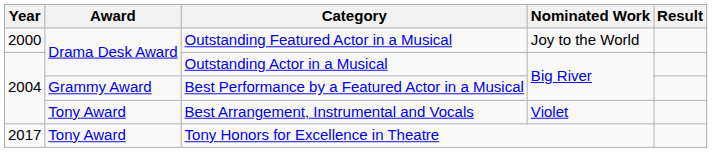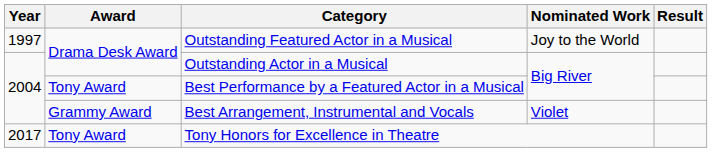(25, 40) 2000 -> (25, 40) 1997
(100, 87) Grammy Award -> (87, 87) Tony Award
(87, 111) Tony Award -> (100, 111) Grammy Award
